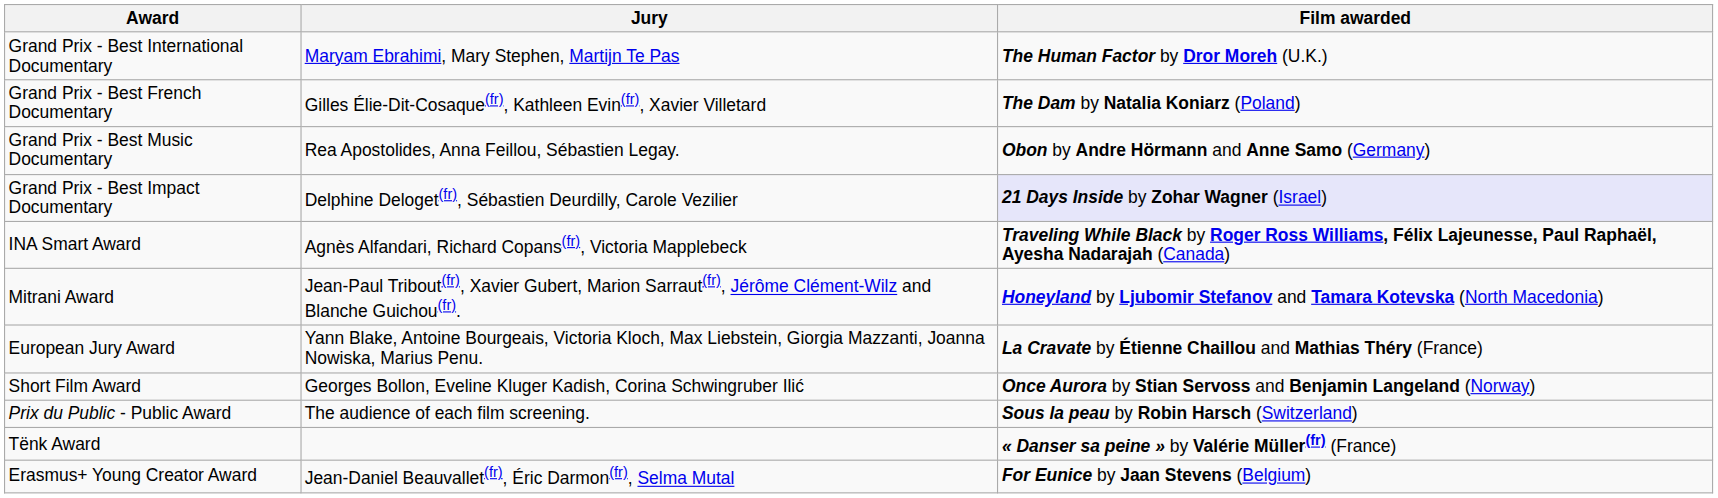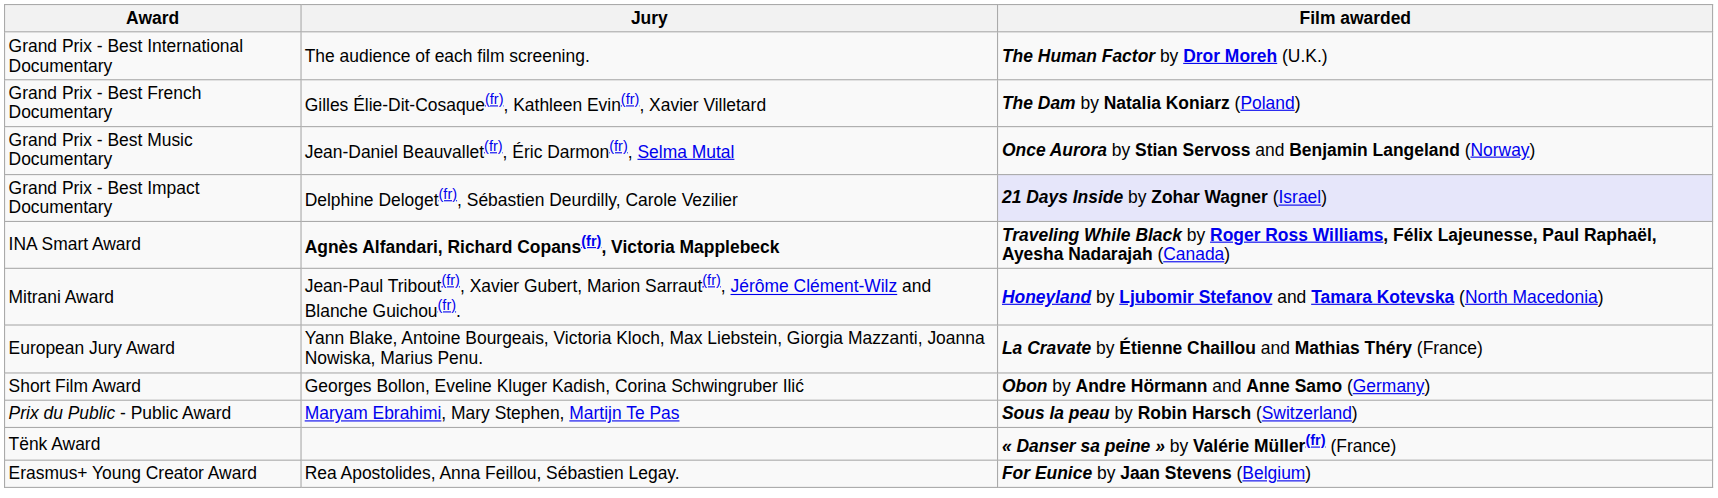(492, 55) Maryam Ebrahimi, Mary Stephen, Martijn Te Pas -> (447, 55) The audience of each film screening.
(492, 150) Rea Apostolides, Anna Feillou, Sébastien Legay. -> (520, 150) Jean-Daniel Beauvallet(fr), Éric Darmon(fr), Selma Mutal
(1216, 150) Obon by Andre Hörmann and Anne Samo (Germany) -> (1269, 150) Once Aurora by Stian Servoss and Benjamin Langeland (Norway)
(526, 244) normal -> (542, 244) bold
(1269, 386) Once Aurora by Stian Servoss and Benjamin Langeland (Norway) -> (1216, 386) Obon by Andre Hörmann and Anne Samo (Germany)
(447, 414) The audience of each film screening. -> (492, 414) Maryam Ebrahimi, Mary Stephen, Martijn Te Pas
(520, 476) Jean-Daniel Beauvallet(fr), Éric Darmon(fr), Selma Mutal -> (492, 474) Rea Apostolides, Anna Feillou, Sébastien Legay.
